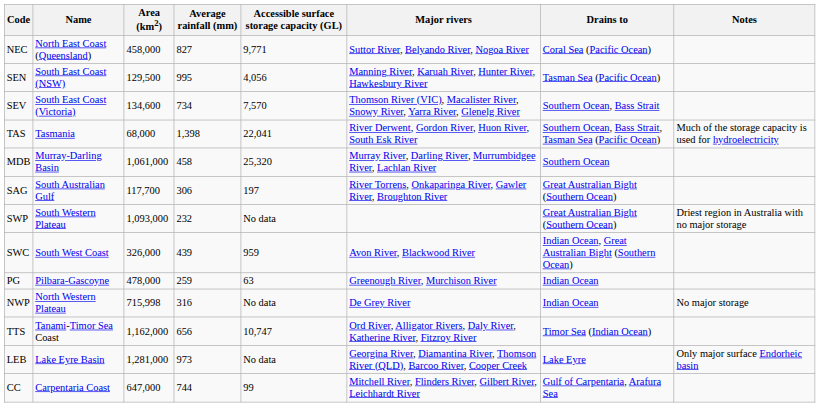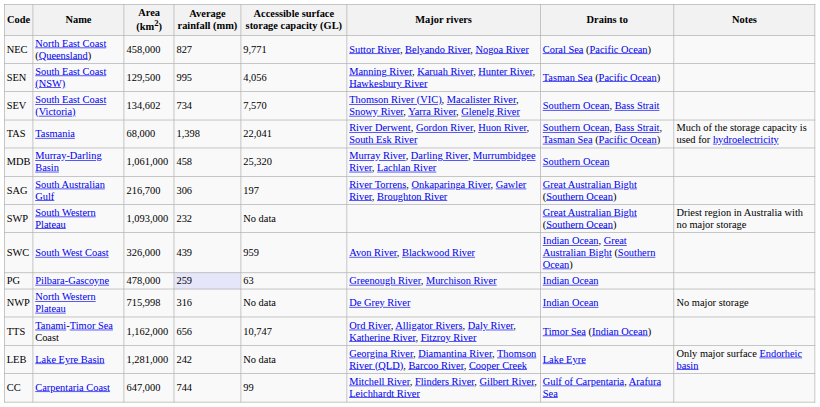(143, 105) 134,600 -> (143, 105) 134,602
(143, 190) 117,700 -> (143, 190) 216,700
(184, 281) no background -> (184, 281) lavender background
(184, 359) 973 -> (184, 359) 242
